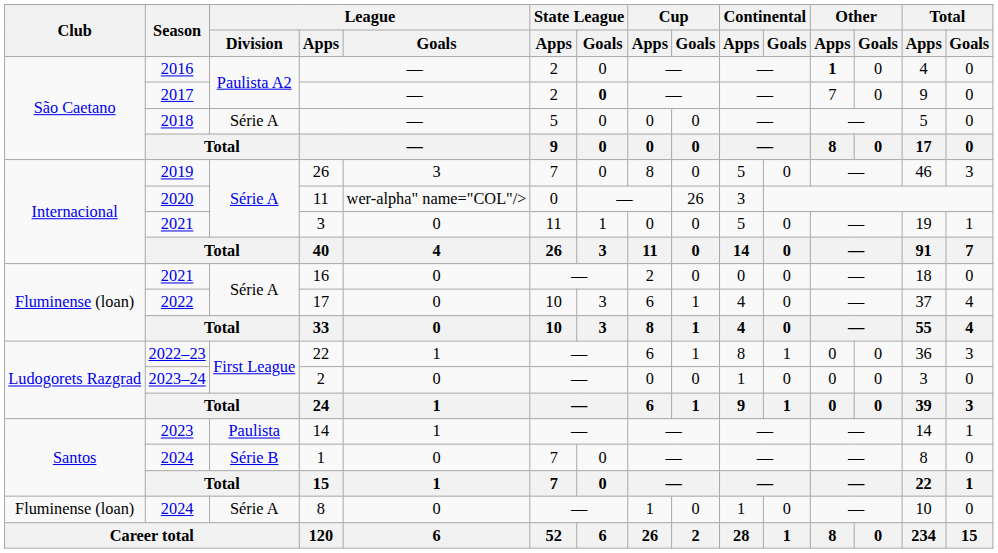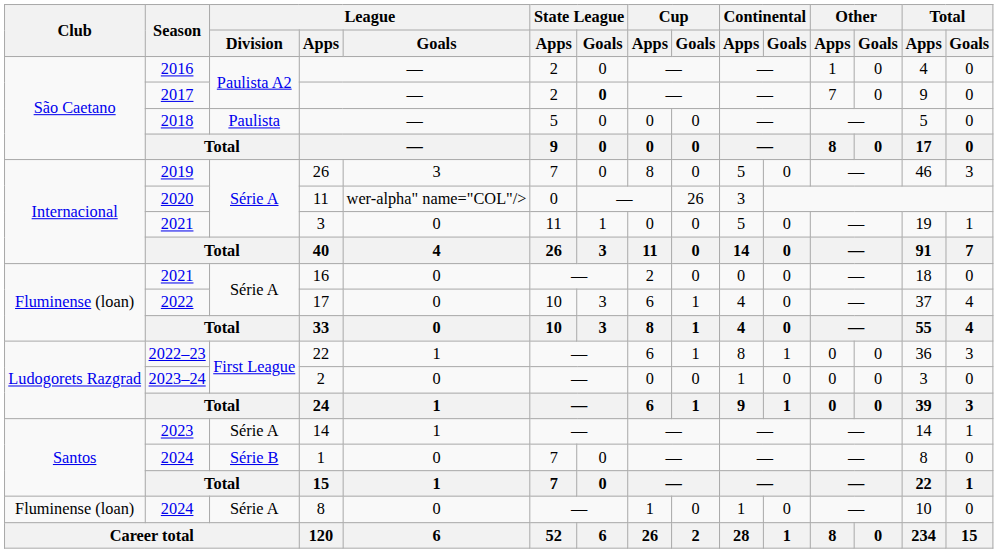(832, 69) bold -> (832, 69) normal
(254, 120) Série A -> (254, 120) Paulista
(254, 431) Paulista -> (254, 431) Série A
